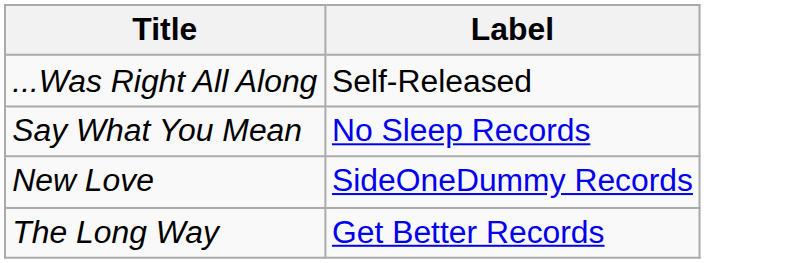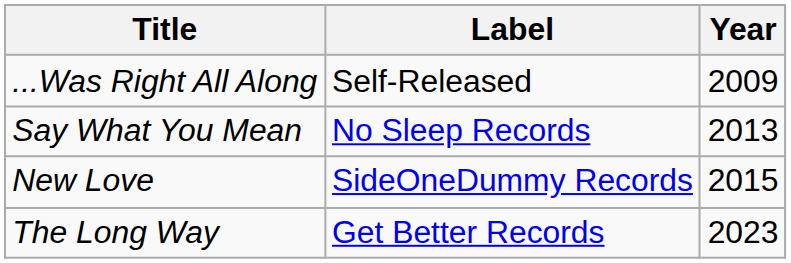+ column: (743, 29)
